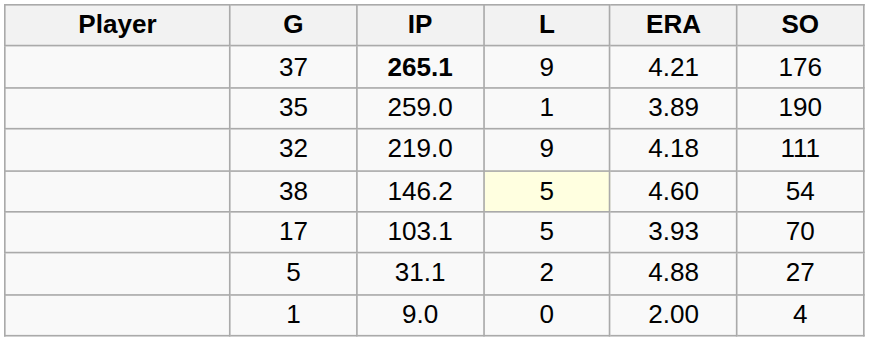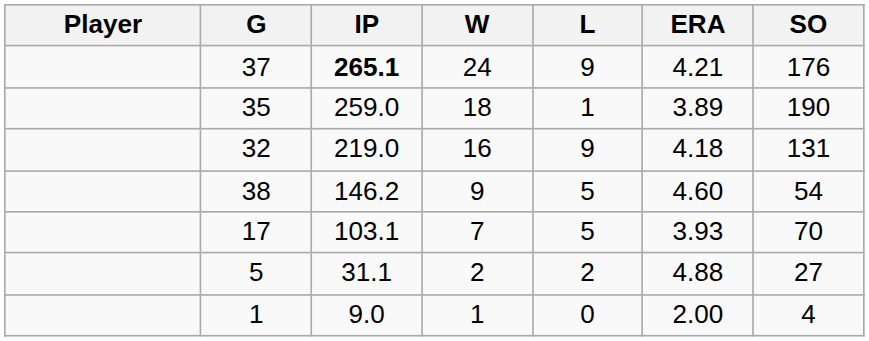+ column: (477, 25)
(800, 149) 111 -> (808, 149) 131
(547, 190) lightyellow background -> (588, 190) no background
